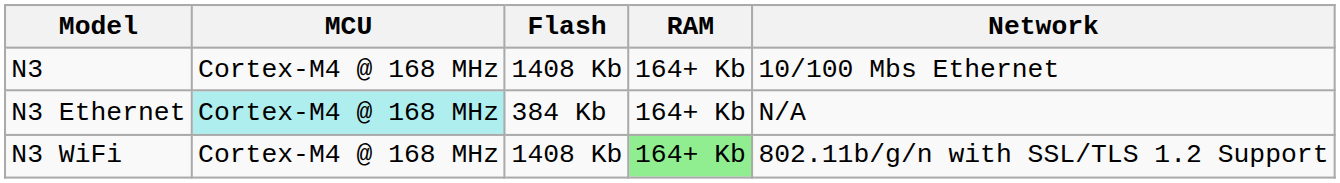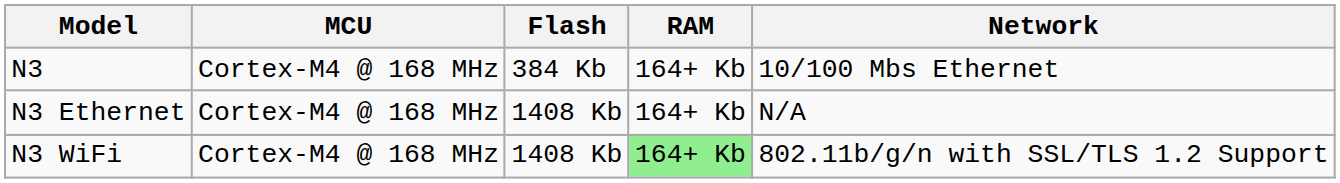(567, 70) 1408 Kb -> (559, 70) 384 Kb
(349, 113) paleturquoise background -> (349, 113) no background
(559, 113) 384 Kb -> (567, 113) 1408 Kb
